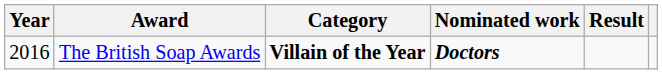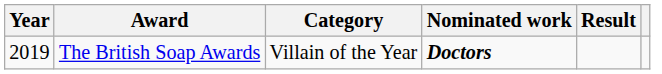(29, 52) 2016 -> (29, 52) 2019
(348, 52) bold -> (343, 52) normal
